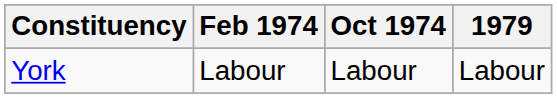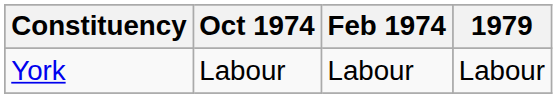columns swapped: (259, 26) <-> (388, 26)
